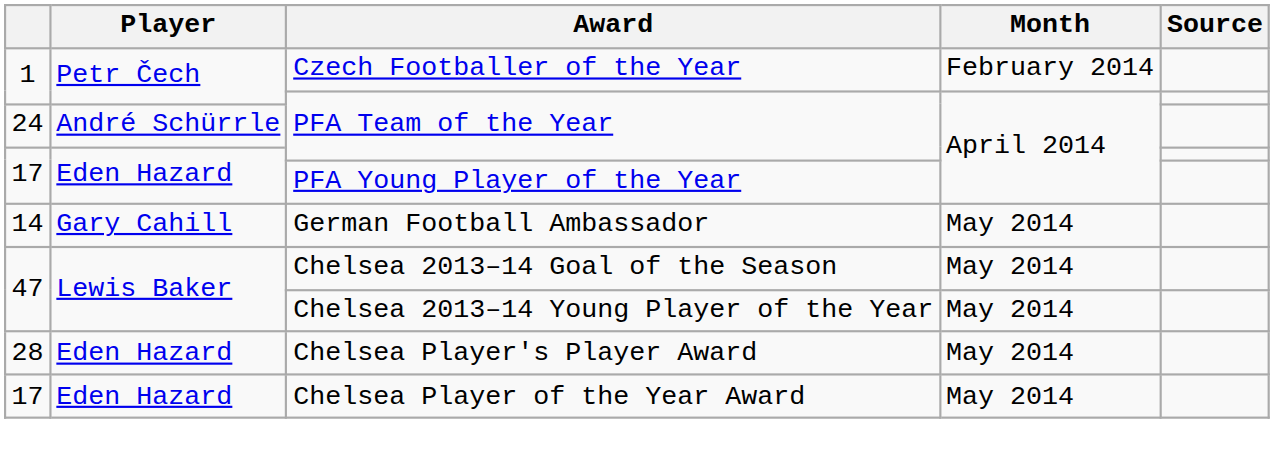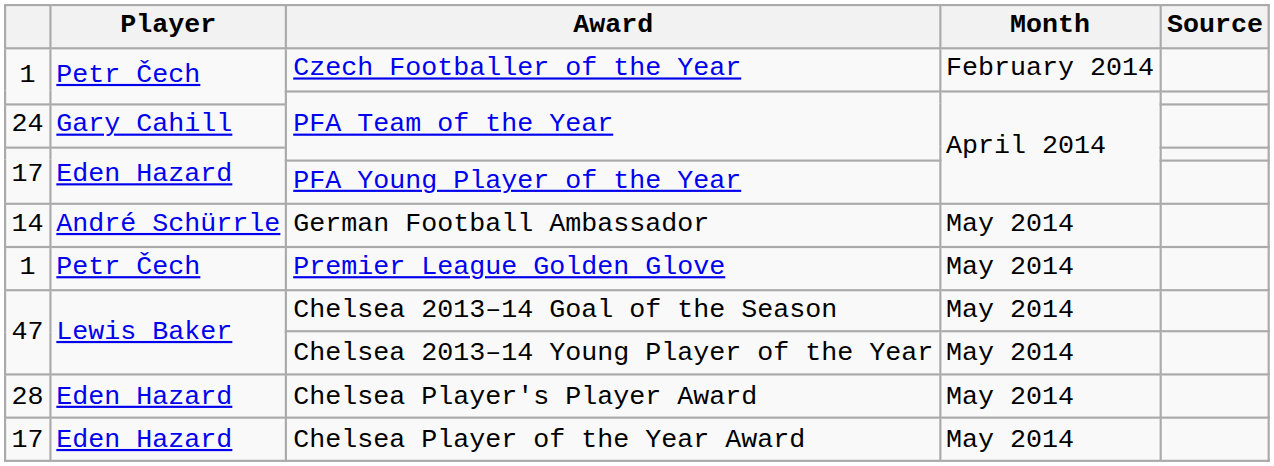(168, 126) André Schürrle -> (144, 126) Gary Cahill
(144, 225) Gary Cahill -> (168, 225) André Schürrle
+ row: (28, 268)
